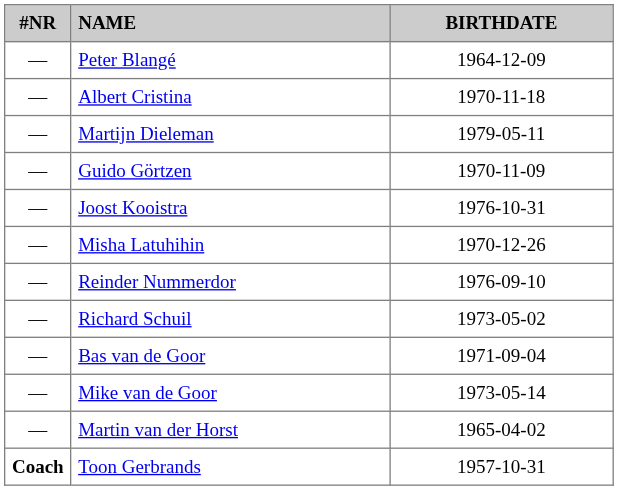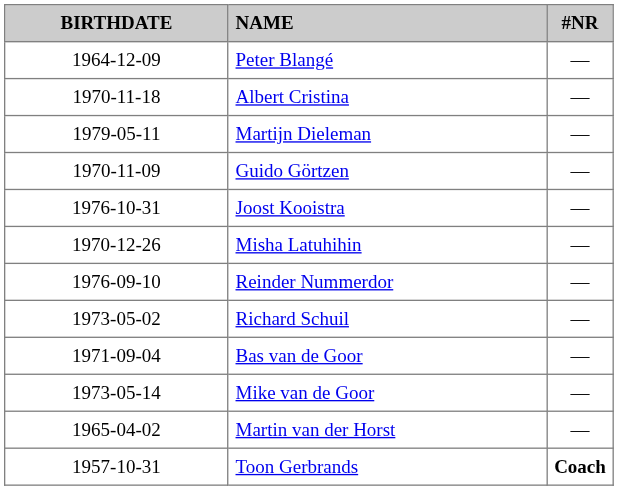columns swapped: (38, 22) <-> (501, 22)
